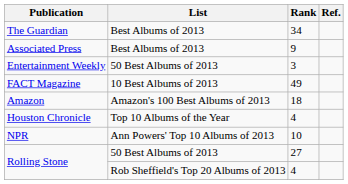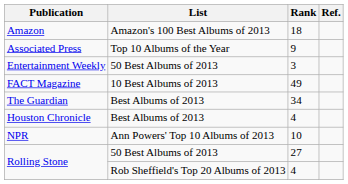rows swapped: (26, 100) <-> (37, 30)
(157, 48) Best Albums of 2013 -> (170, 48) Top 10 Albums of the Year
(170, 118) Top 10 Albums of the Year -> (157, 118) Best Albums of 2013
